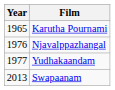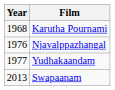(17, 28) 1965 -> (17, 28) 1968
